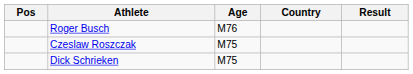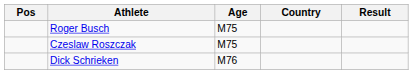(227, 28) M76 -> (227, 28) M75
(227, 61) M75 -> (227, 61) M76
